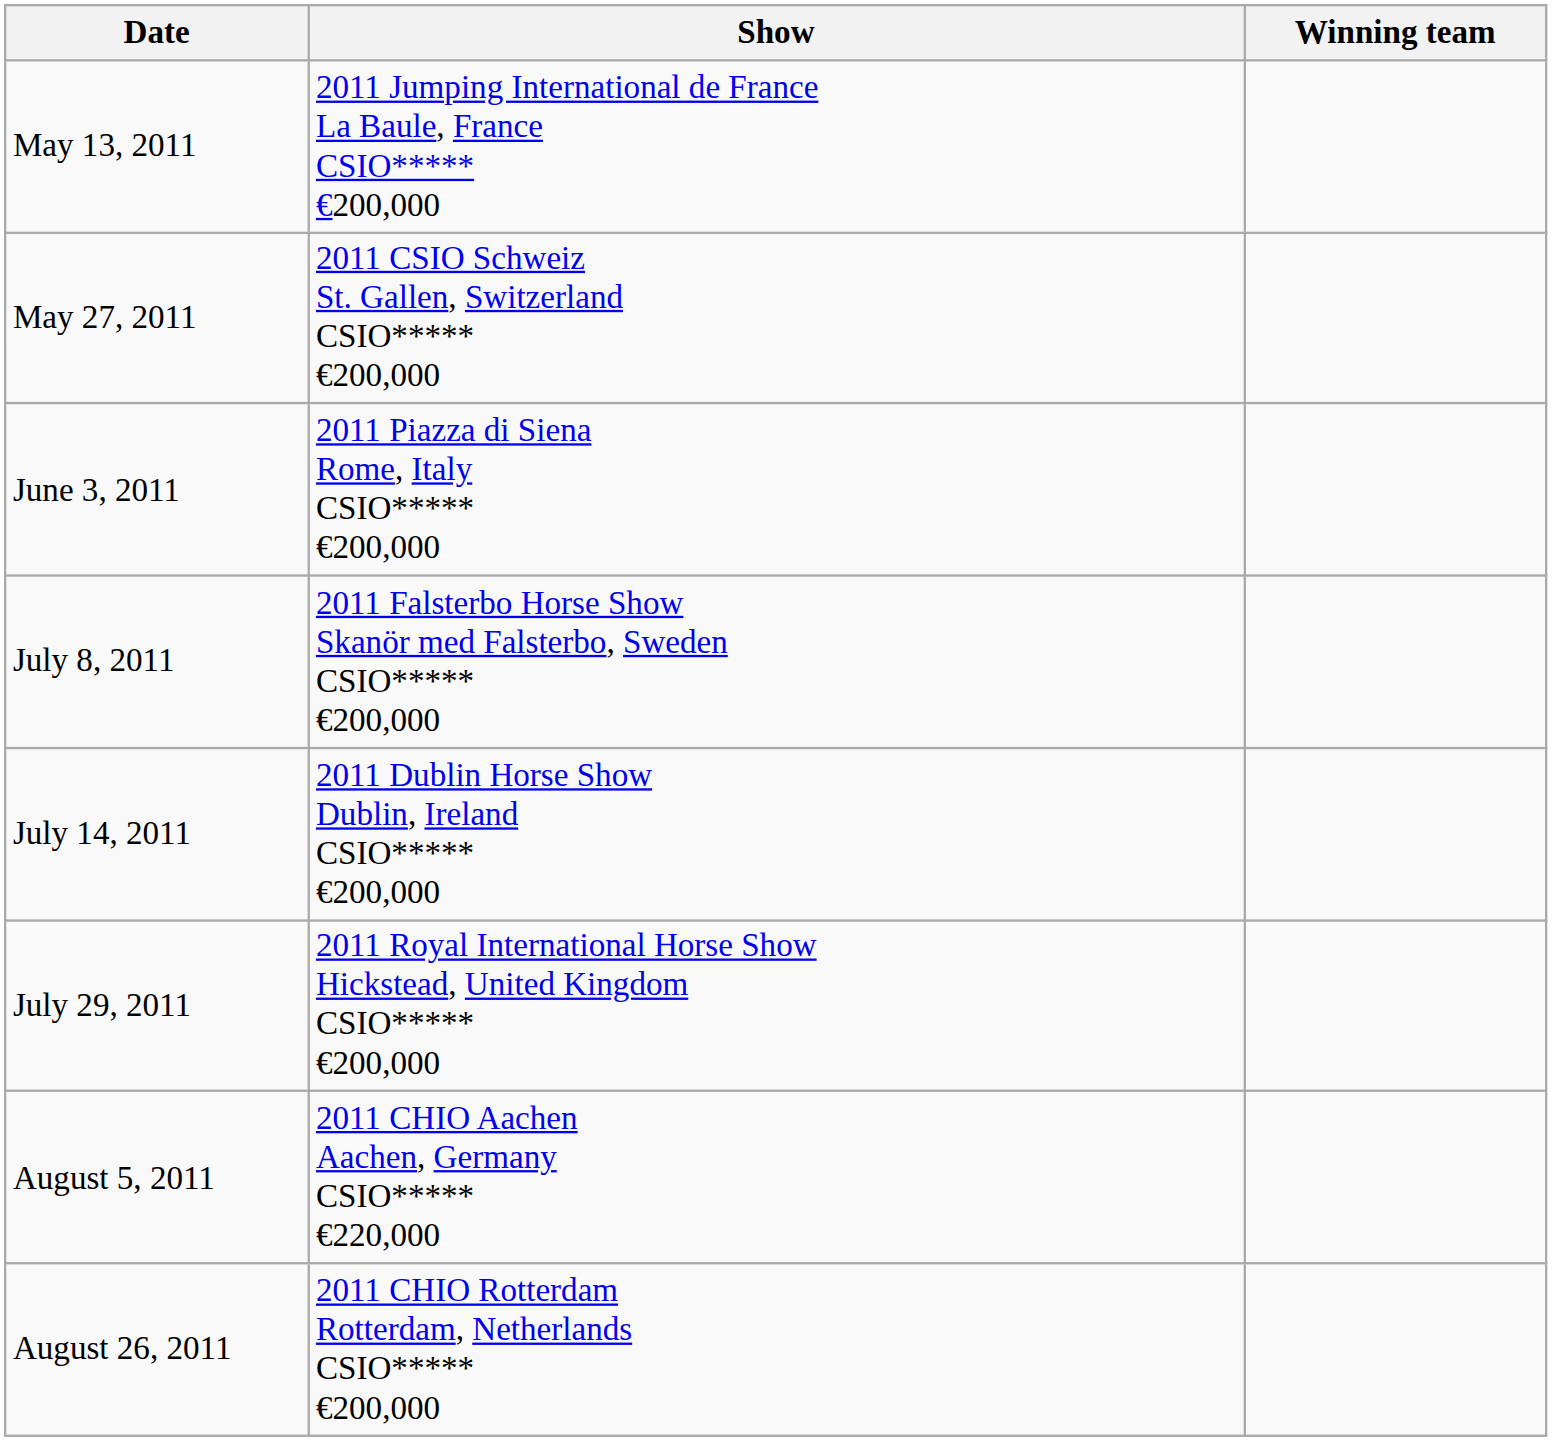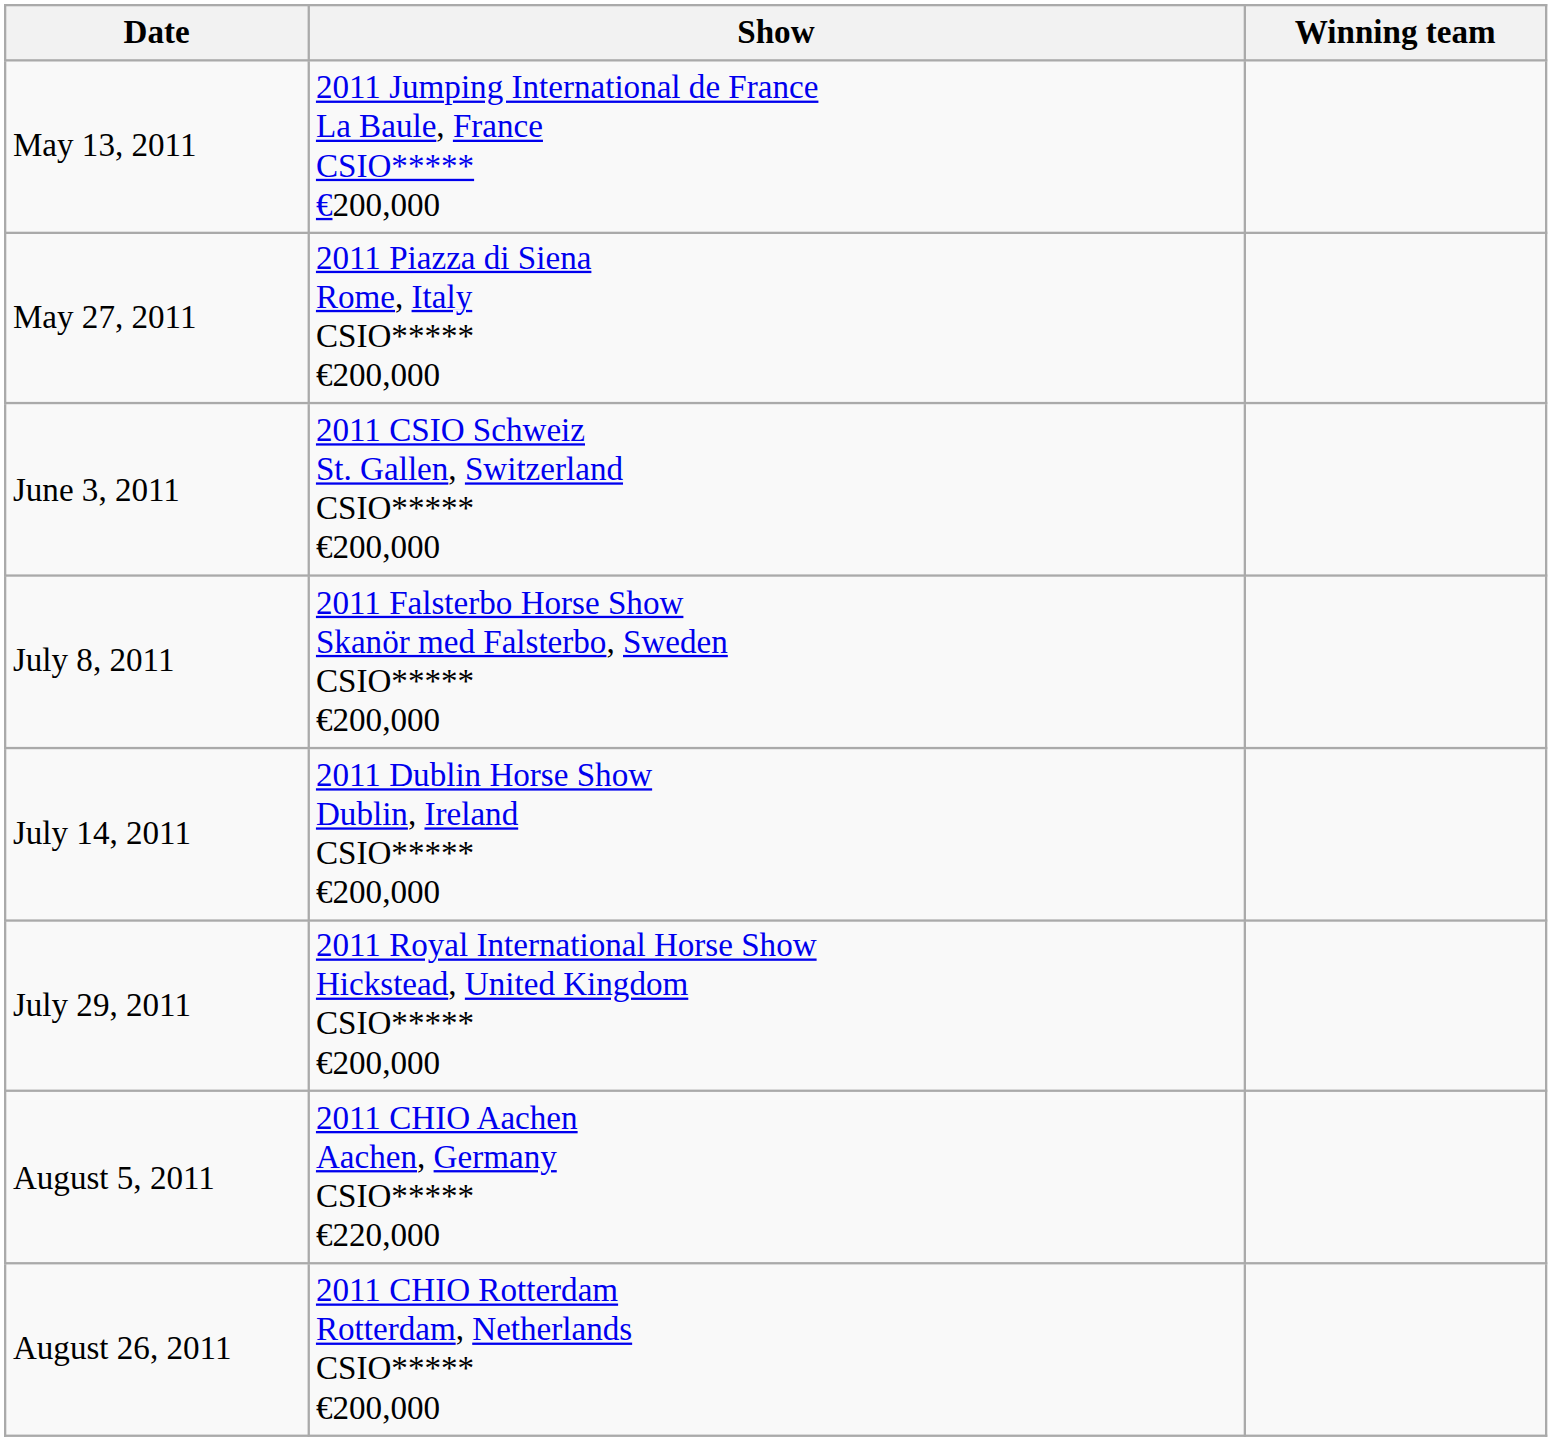(469, 317) 2011 CSIO Schweiz St. Gallen, Switzerland CSIO***** €200,000 -> (454, 317) 2011 Piazza di Siena Rome, Italy CSIO***** €200,000
(454, 489) 2011 Piazza di Siena Rome, Italy CSIO***** €200,000 -> (469, 489) 2011 CSIO Schweiz St. Gallen, Switzerland CSIO***** €200,000
